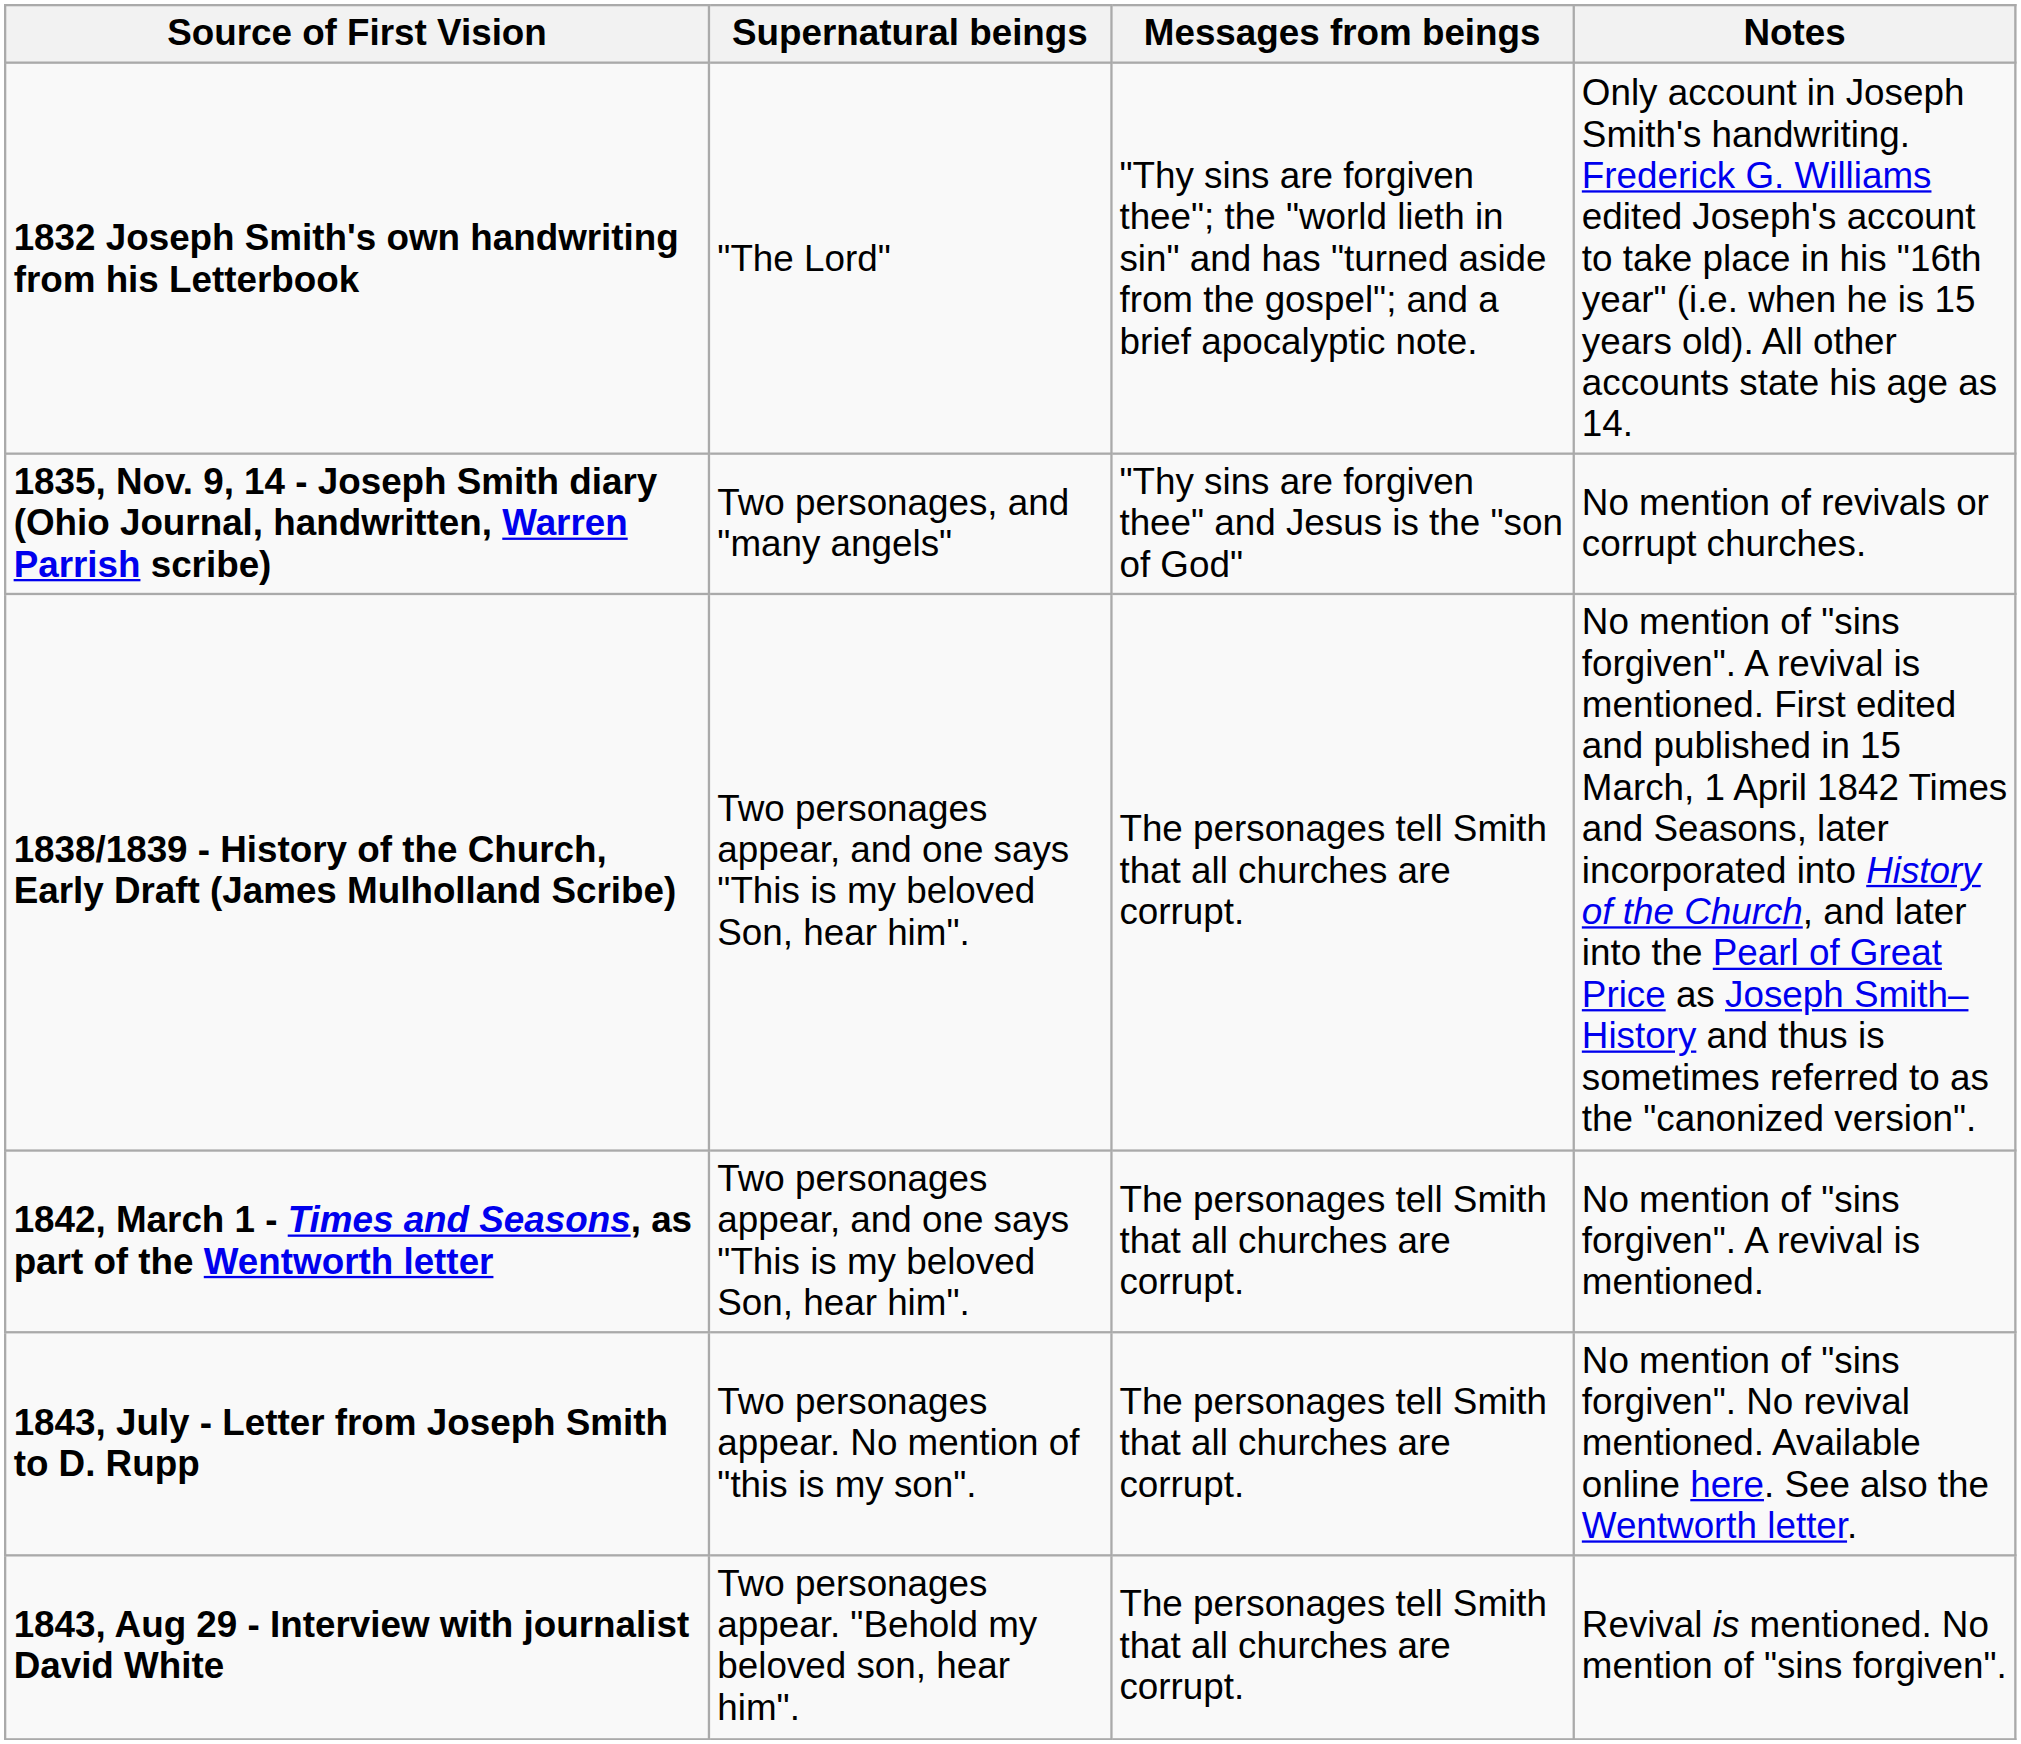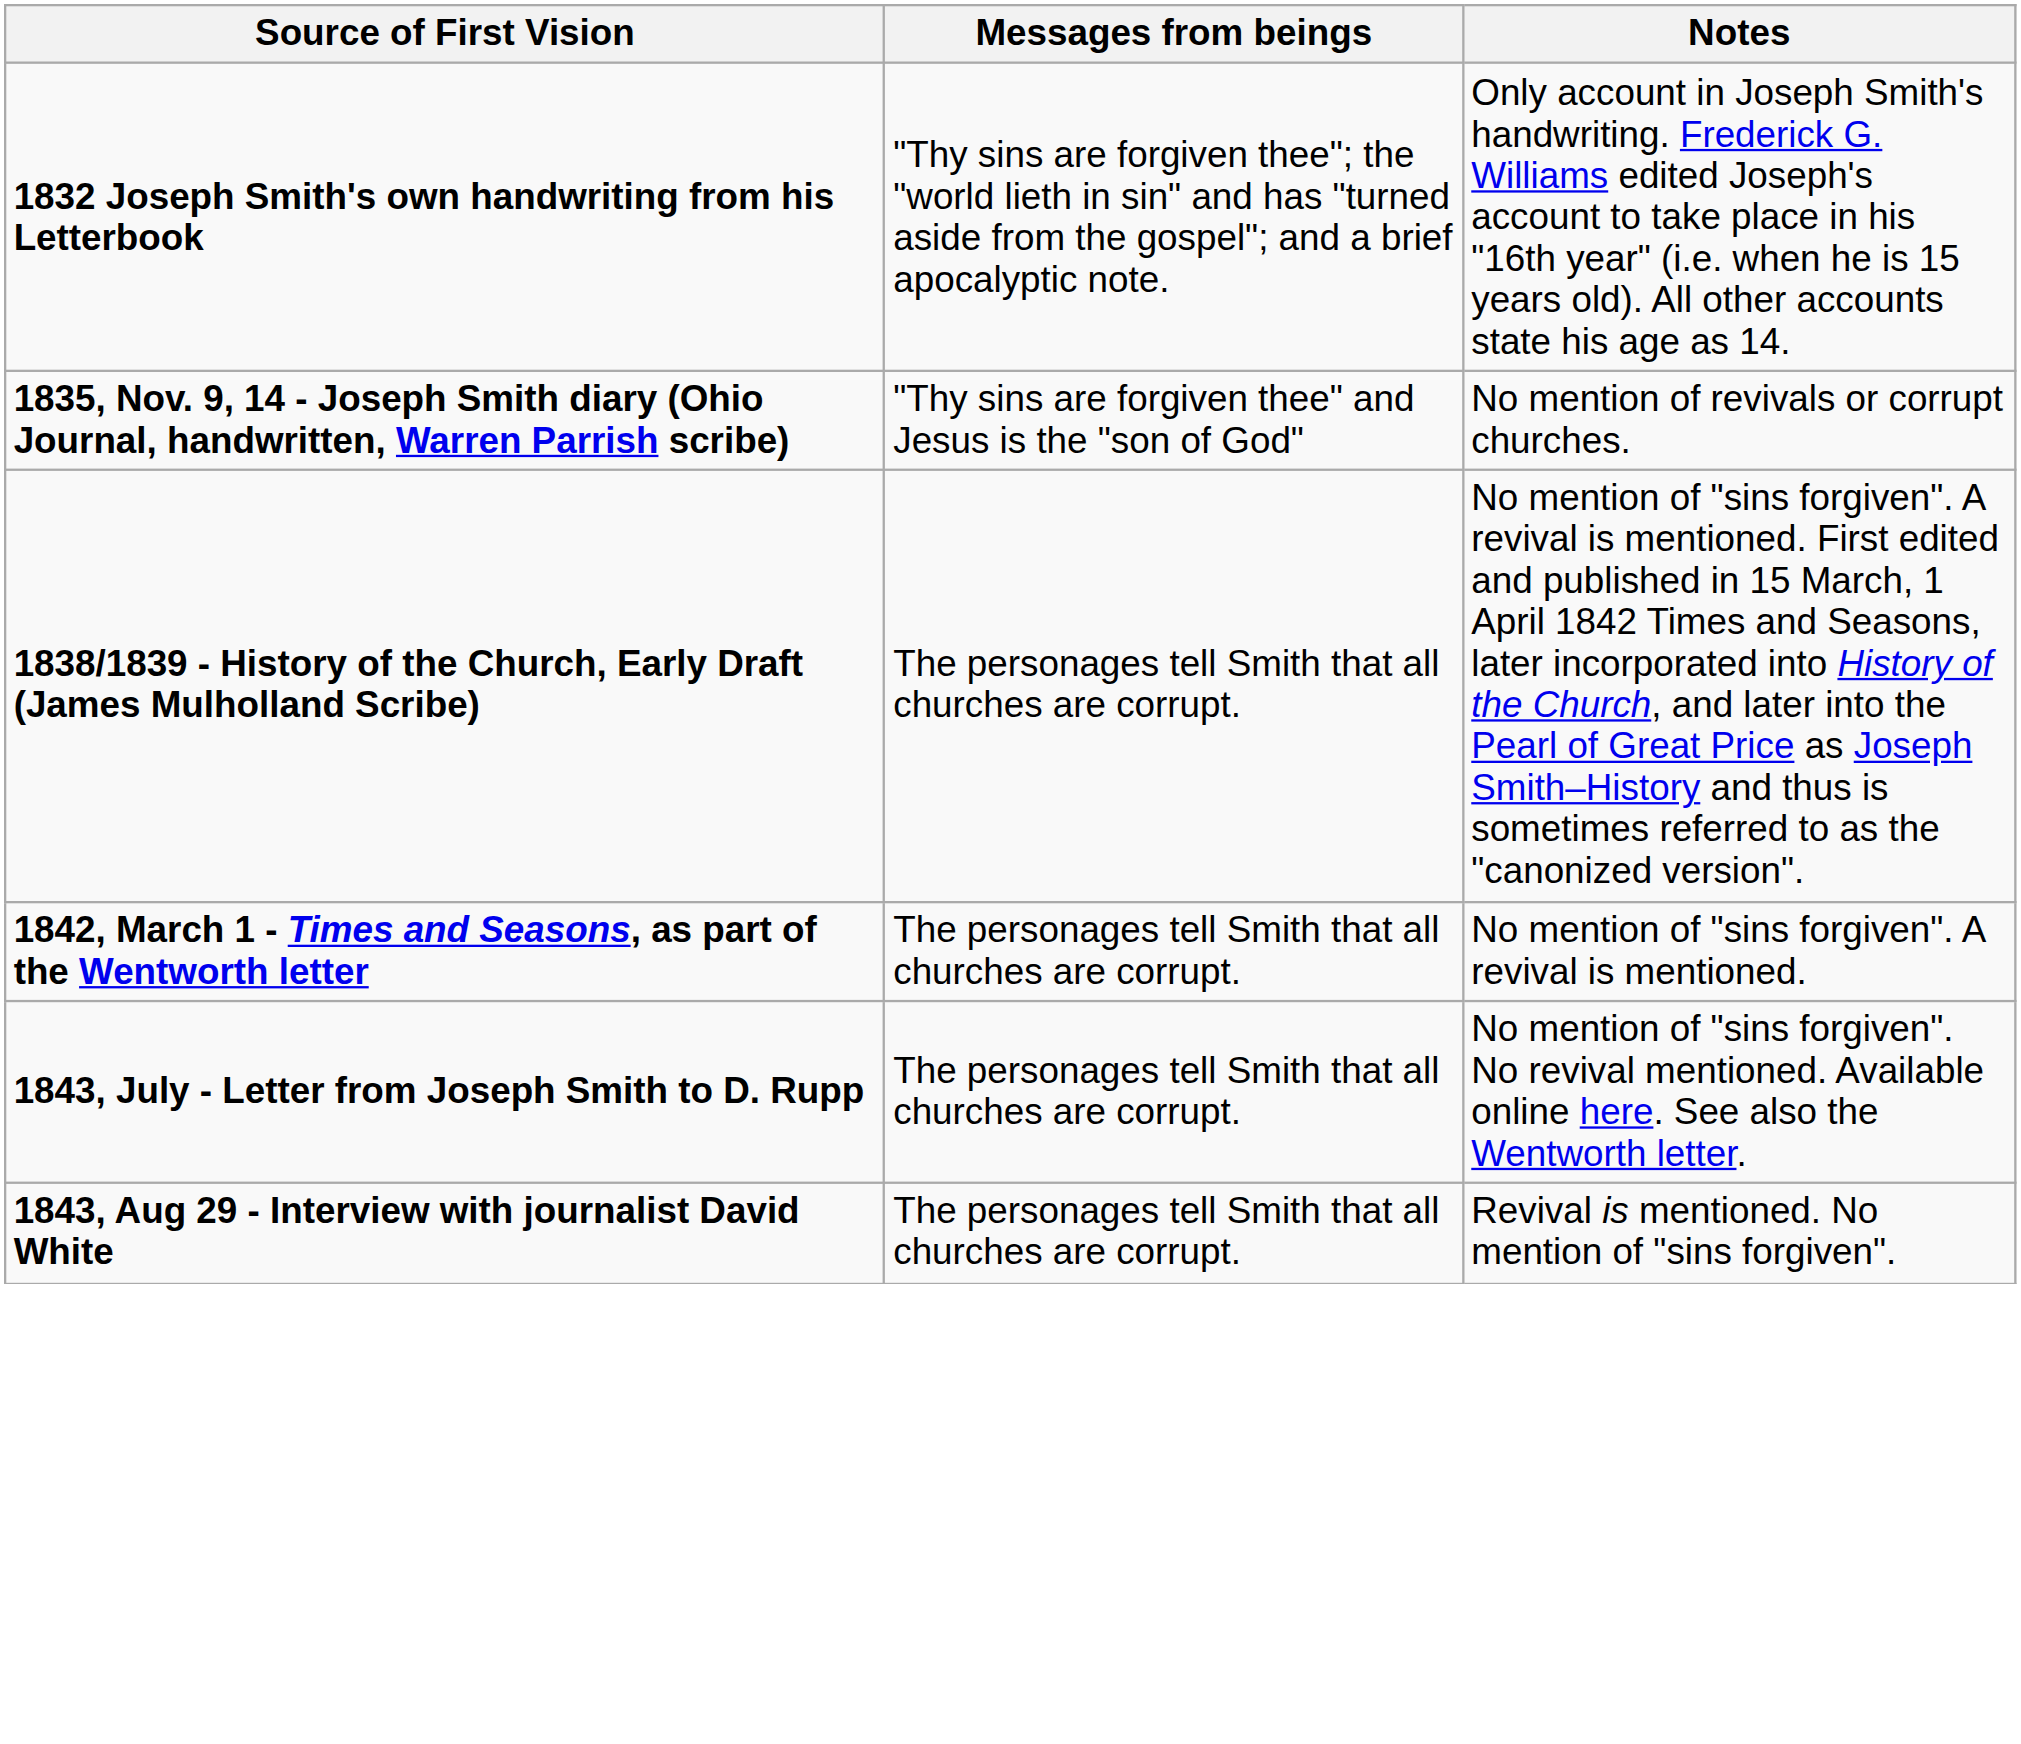- column: (910, 33)
